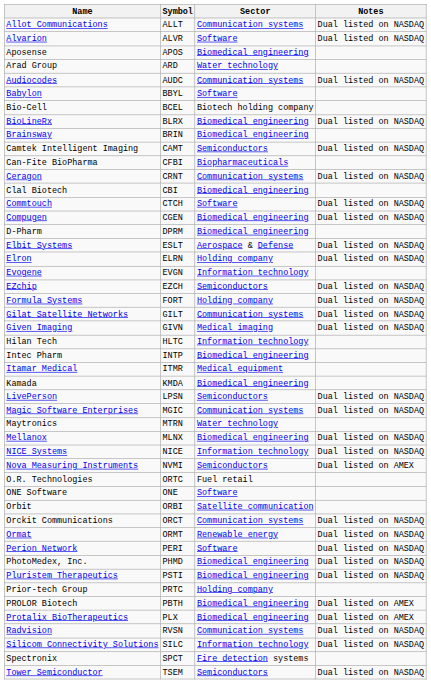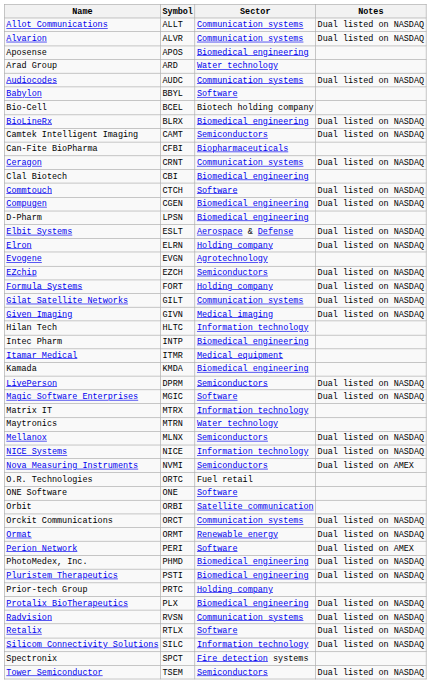(217, 39) Software -> (250, 39) Communication systems
- row: (29, 135)
(173, 232) DPRM -> (173, 218) LPSN
(253, 273) Information technology -> (232, 259) Agrotechnology
(173, 397) LPSN -> (173, 383) DPRM
(250, 411) Communication systems -> (217, 397) Software
+ row: (29, 411)
(253, 438) Biomedical engineering -> (232, 438) Semiconductors
(371, 548) Dual listed on NASDAQ -> (366, 548) Dual listed on AMEX
- row: (42, 603)
(366, 617) Dual listed on AMEX -> (371, 603) Dual listed on NASDAQ
+ row: (24, 631)
